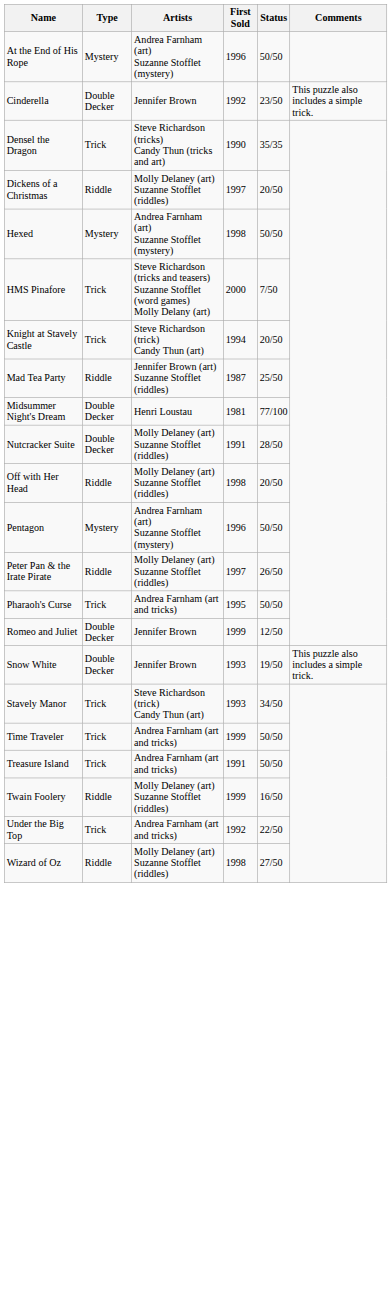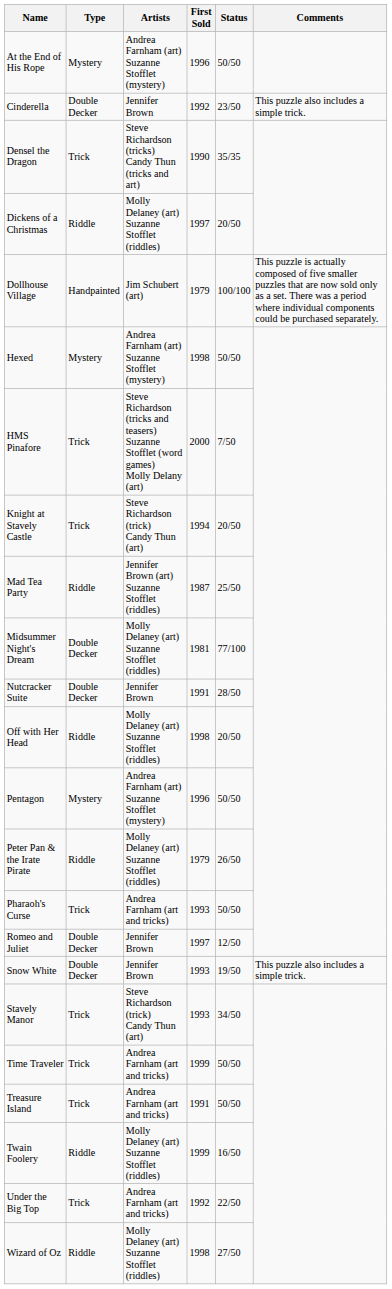+ row: (27, 290)
(163, 411) Henri Loustau -> (152, 648) Molly Delaney (art) Suzanne Stofflet (riddles)
(174, 444) Molly Delaney (art) Suzanne Stofflet (riddles) -> (142, 692) Jennifer Brown
(236, 571) 1997 -> (200, 860) 1979
(236, 604) 1995 -> (200, 910) 1993
(236, 632) 1999 -> (200, 943) 1997
